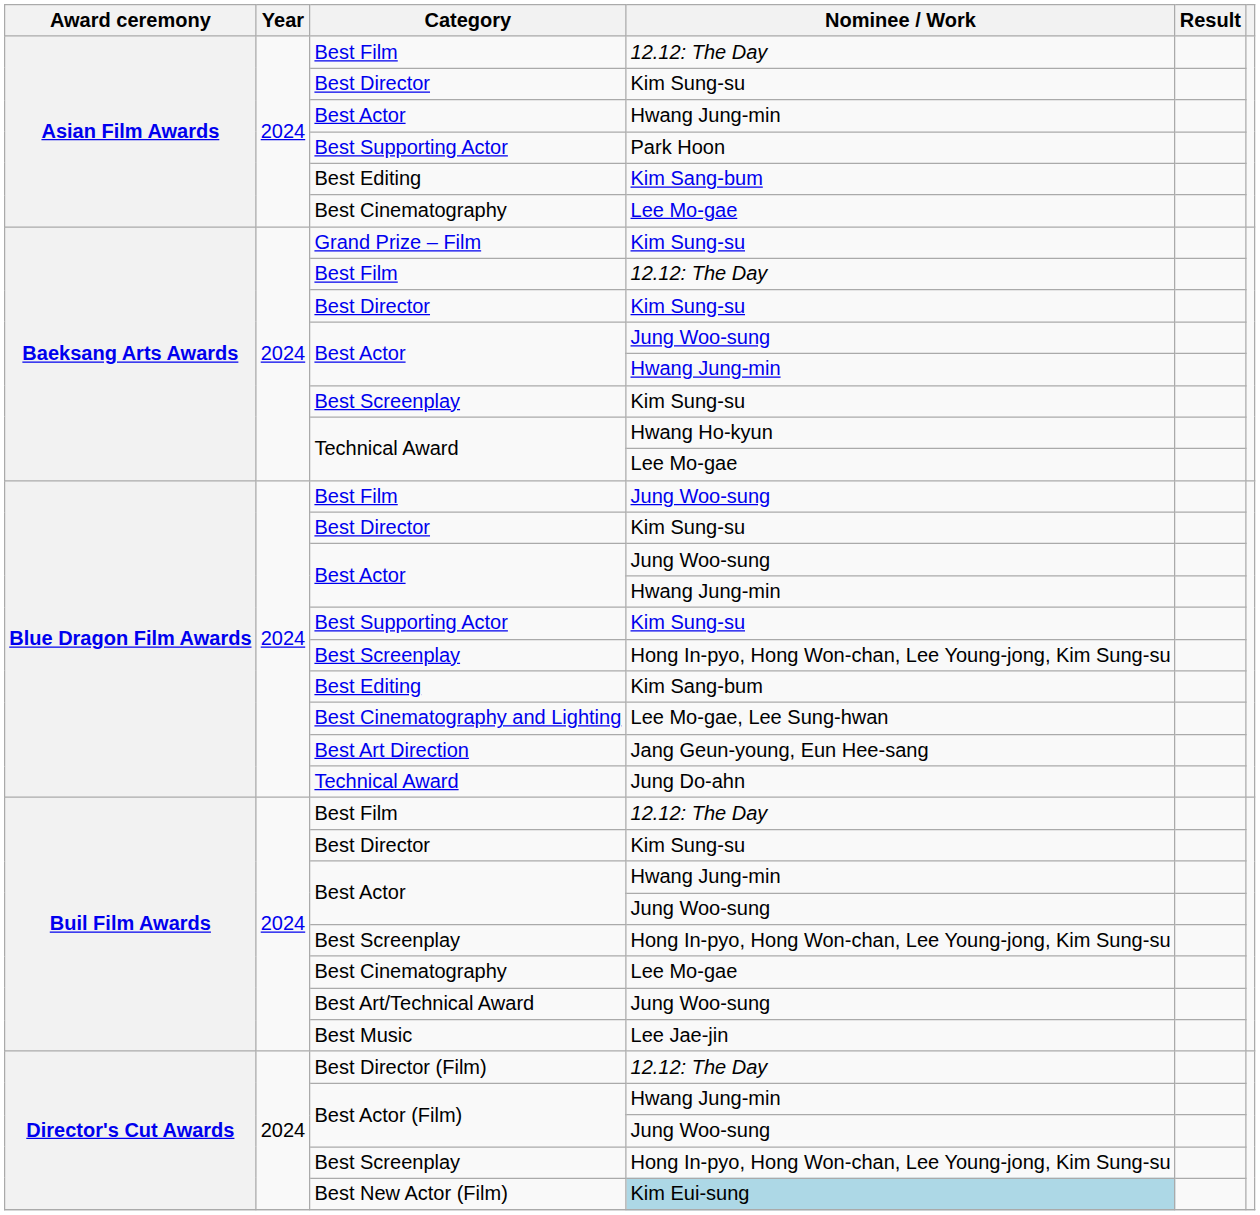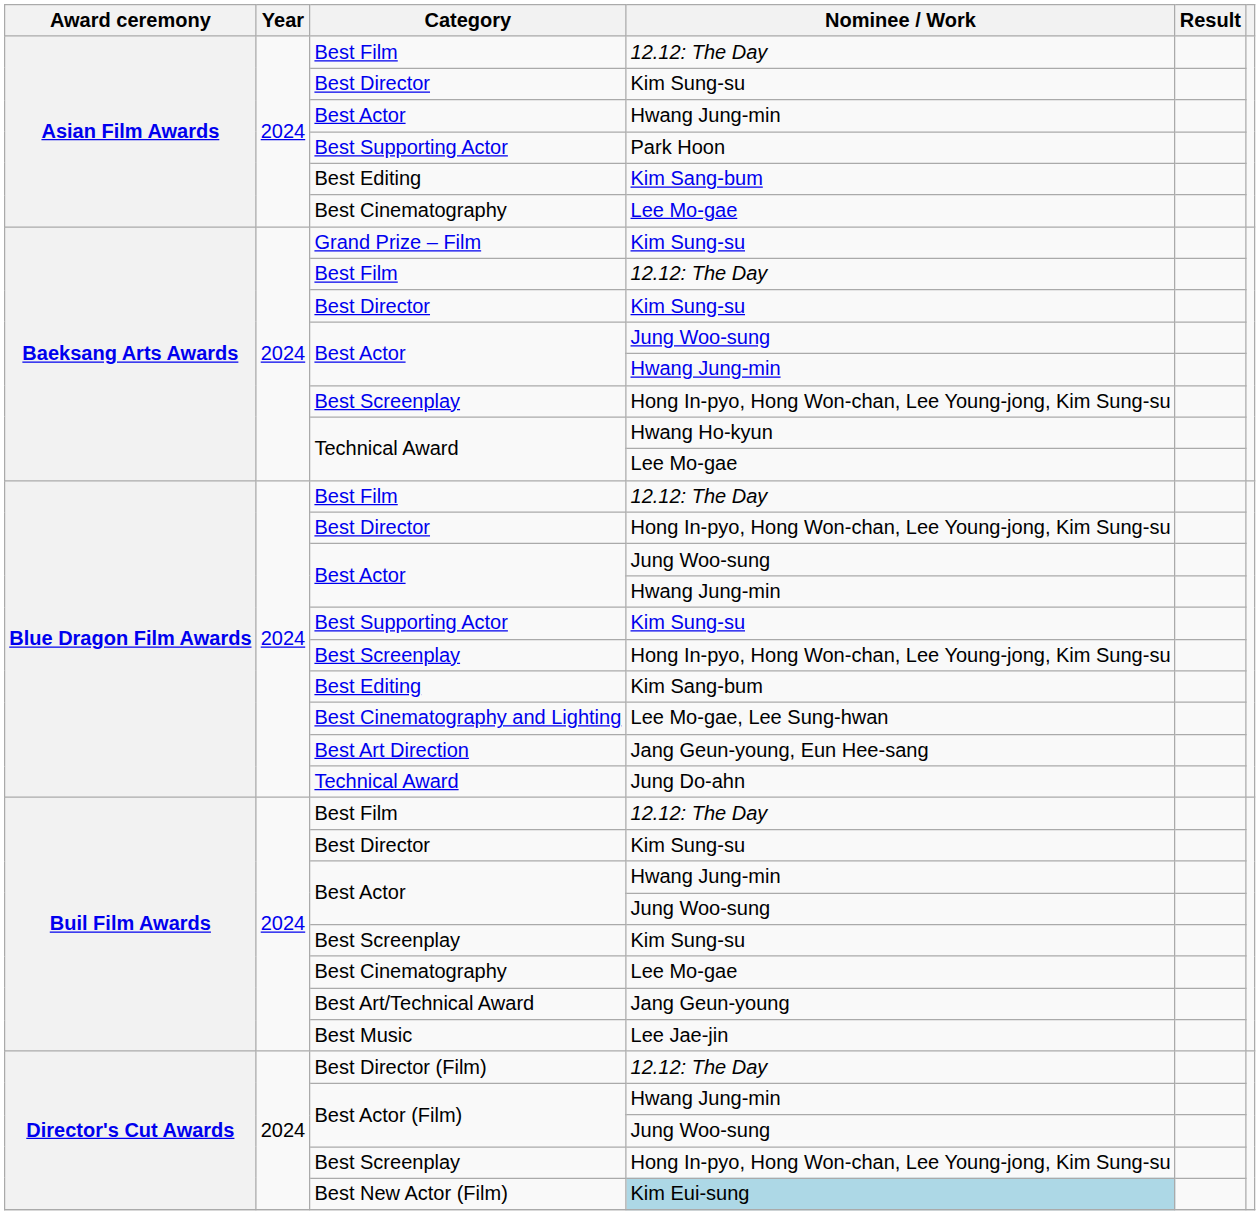(688, 400) Kim Sung-su -> (901, 400) Hong In-pyo, Hong Won-chan, Lee Young-jong, Kim Sung-su
(700, 496) Jung Woo-sung -> (699, 496) 12.12: The Day
(688, 527) Kim Sung-su -> (901, 527) Hong In-pyo, Hong Won-chan, Lee Young-jong, Kim Sung-su
(901, 940) Hong In-pyo, Hong Won-chan, Lee Young-jong, Kim Sung-su -> (688, 940) Kim Sung-su
(700, 1003) Jung Woo-sung -> (710, 1003) Jang Geun-young
